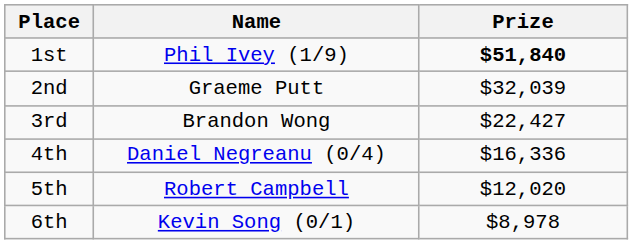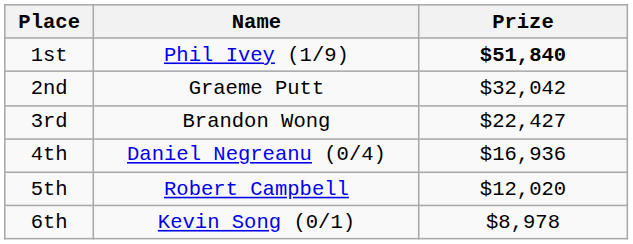(523, 88) $32,039 -> (523, 88) $32,042
(523, 155) $16,336 -> (523, 155) $16,936
